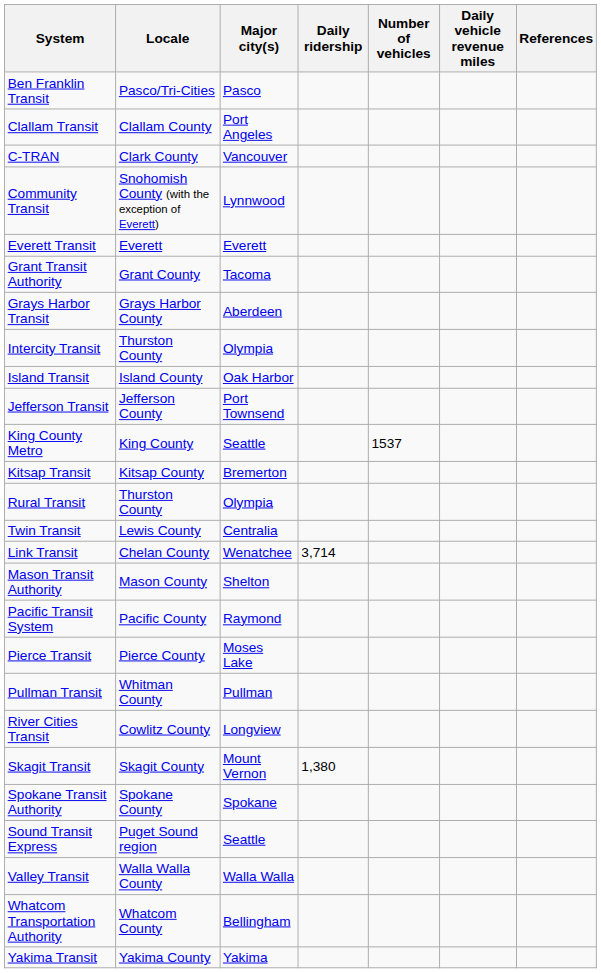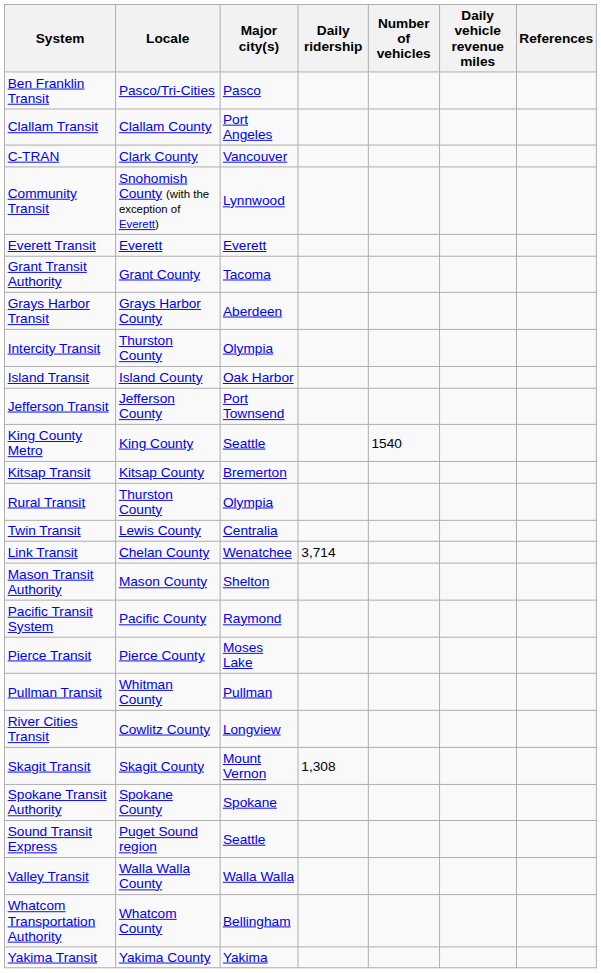(387, 443) 1537 -> (387, 443) 1540
(318, 766) 1,380 -> (318, 766) 1,308
